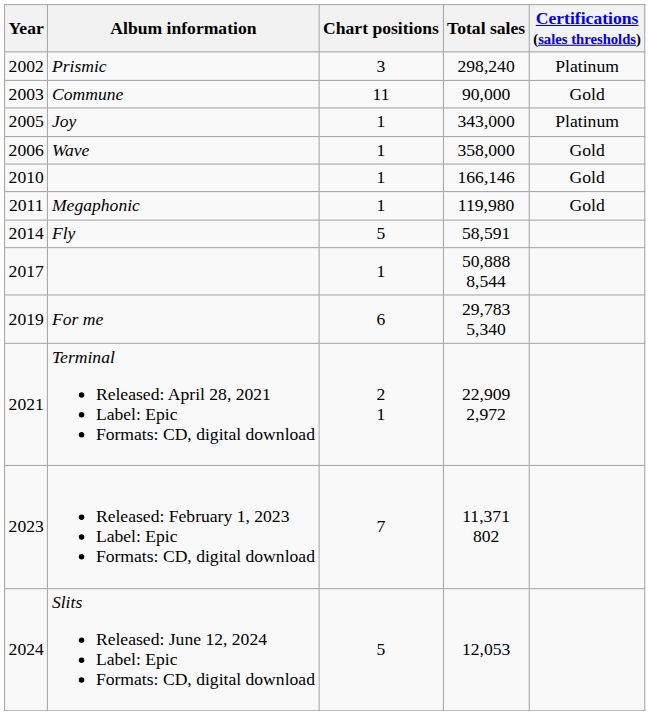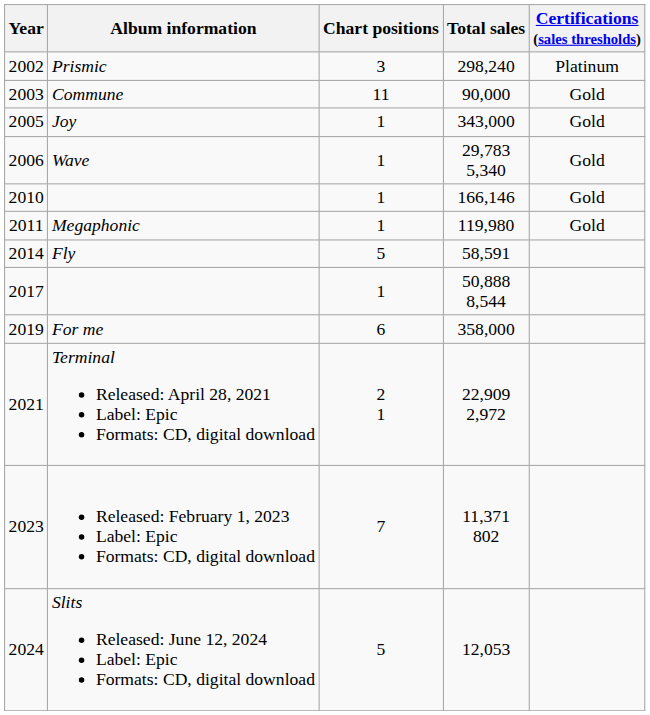(587, 121) Platinum -> (587, 121) Gold
(486, 149) 358,000 -> (486, 159) 29,783 5,340
(486, 319) 29,783 5,340 -> (486, 329) 358,000
